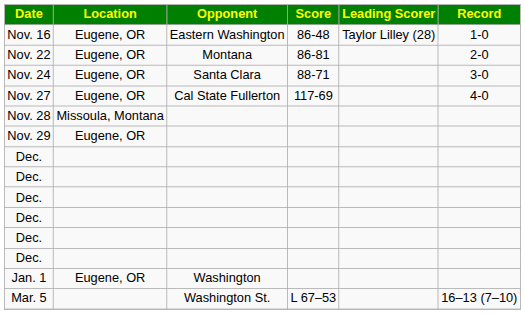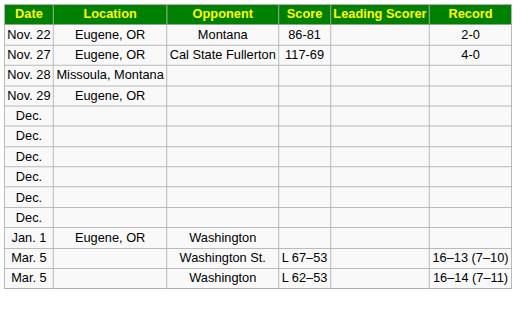- row: (29, 34)
- row: (29, 75)
+ row: (29, 278)
